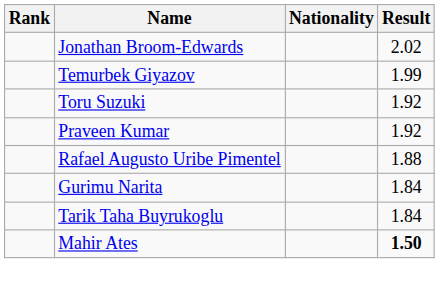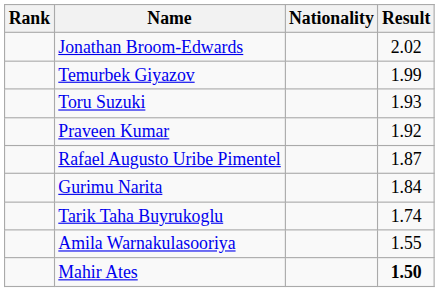(406, 103) 1.92 -> (406, 103) 1.93
(406, 159) 1.88 -> (406, 159) 1.87
(406, 215) 1.84 -> (406, 215) 1.74
+ row: (147, 243)
